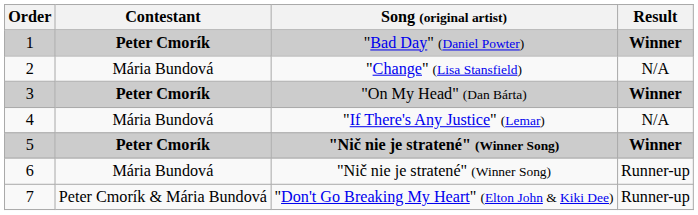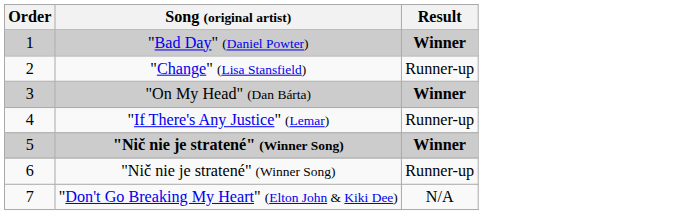- column: (163, 17)
(655, 68) N/A -> (440, 68) Runner-up
(655, 119) N/A -> (440, 119) Runner-up
(655, 196) Runner-up -> (440, 196) N/A
